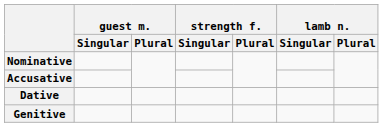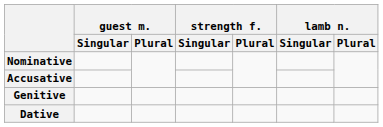rows swapped: (39, 114) <-> (39, 96)
